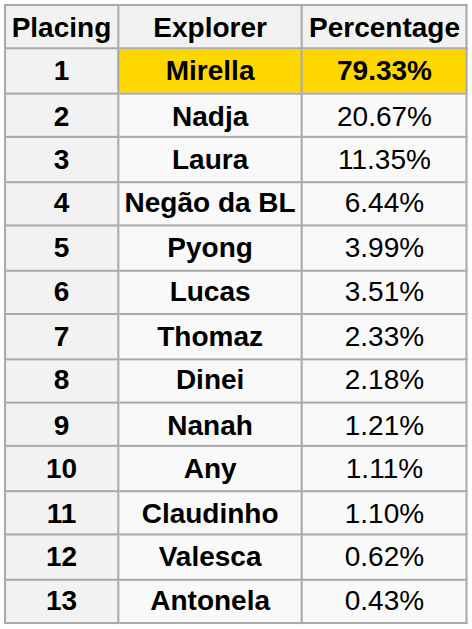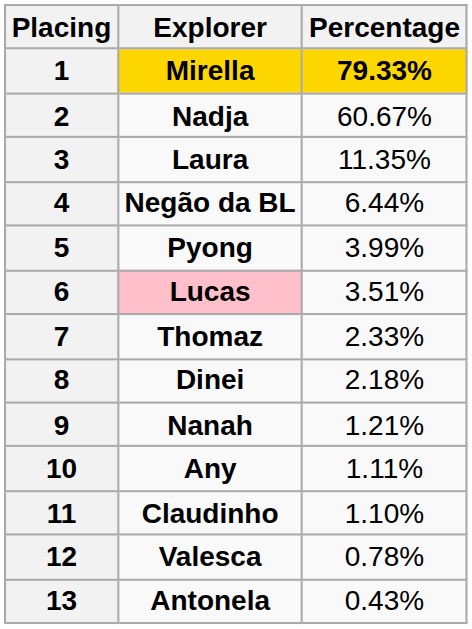(384, 115) 20.67% -> (384, 115) 60.67%
(210, 292) no background -> (210, 292) pink background
(384, 557) 0.62% -> (384, 557) 0.78%
